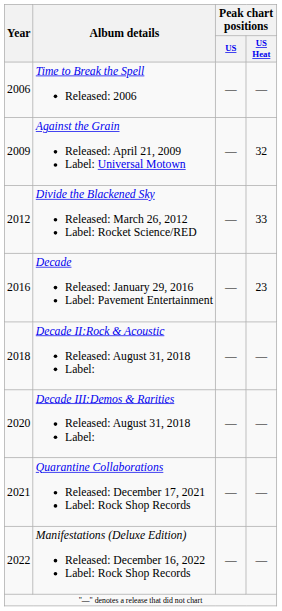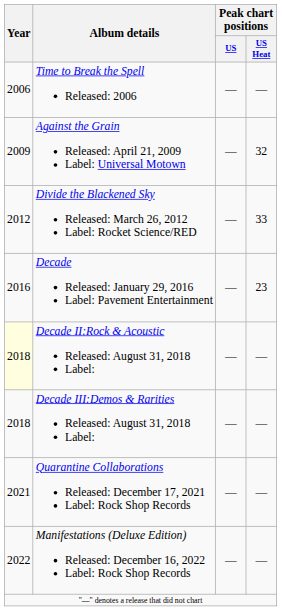(19, 355) no background -> (19, 355) lightyellow background
(19, 424) 2020 -> (19, 424) 2018
